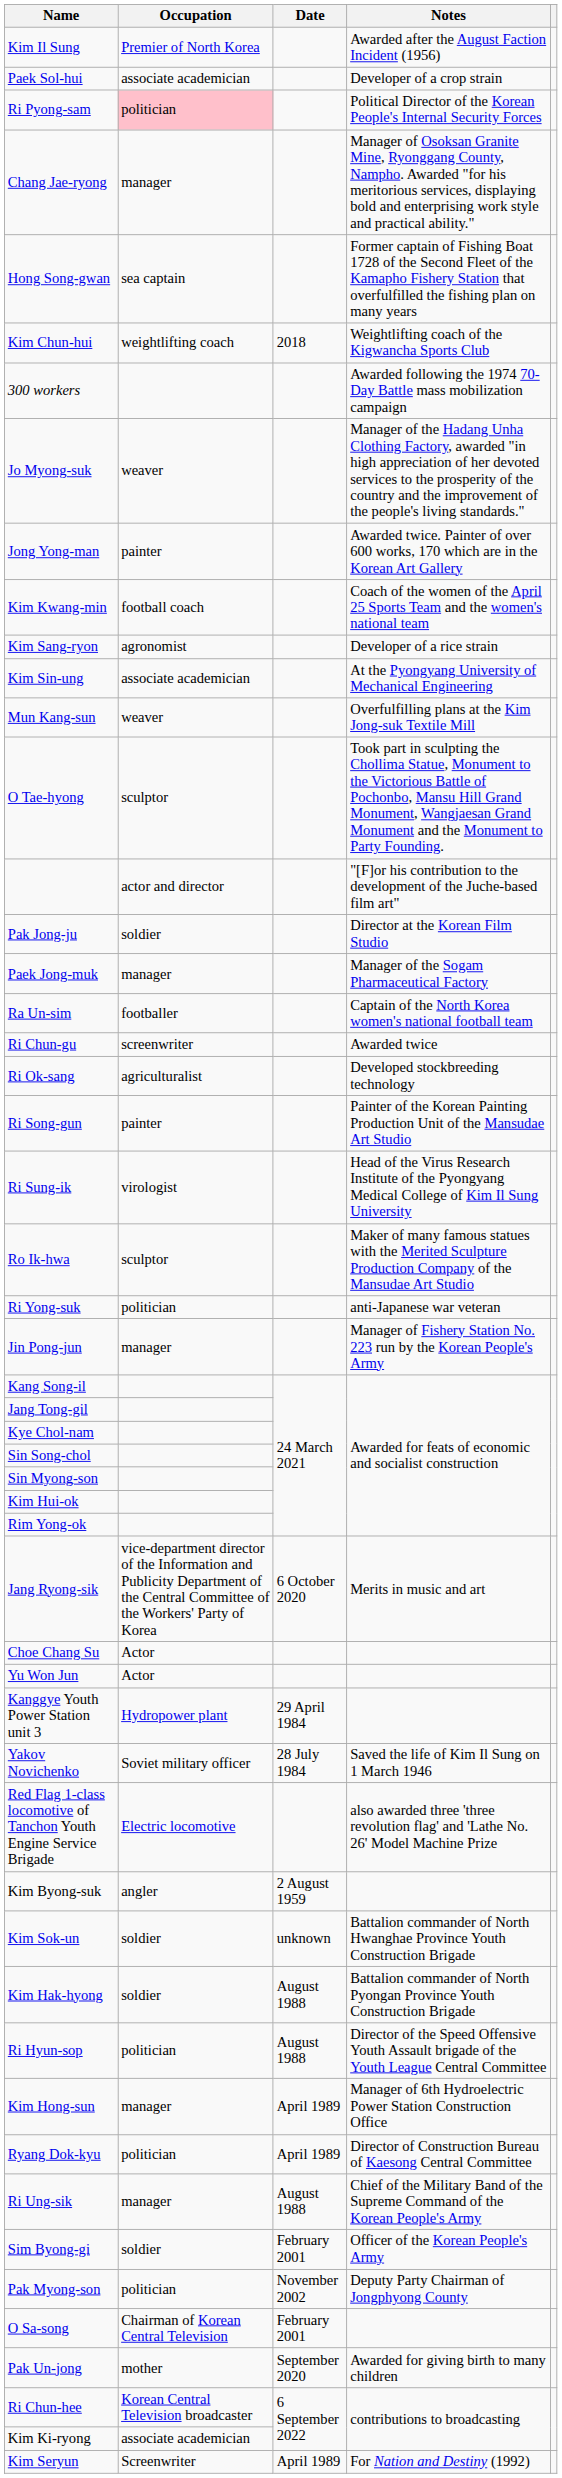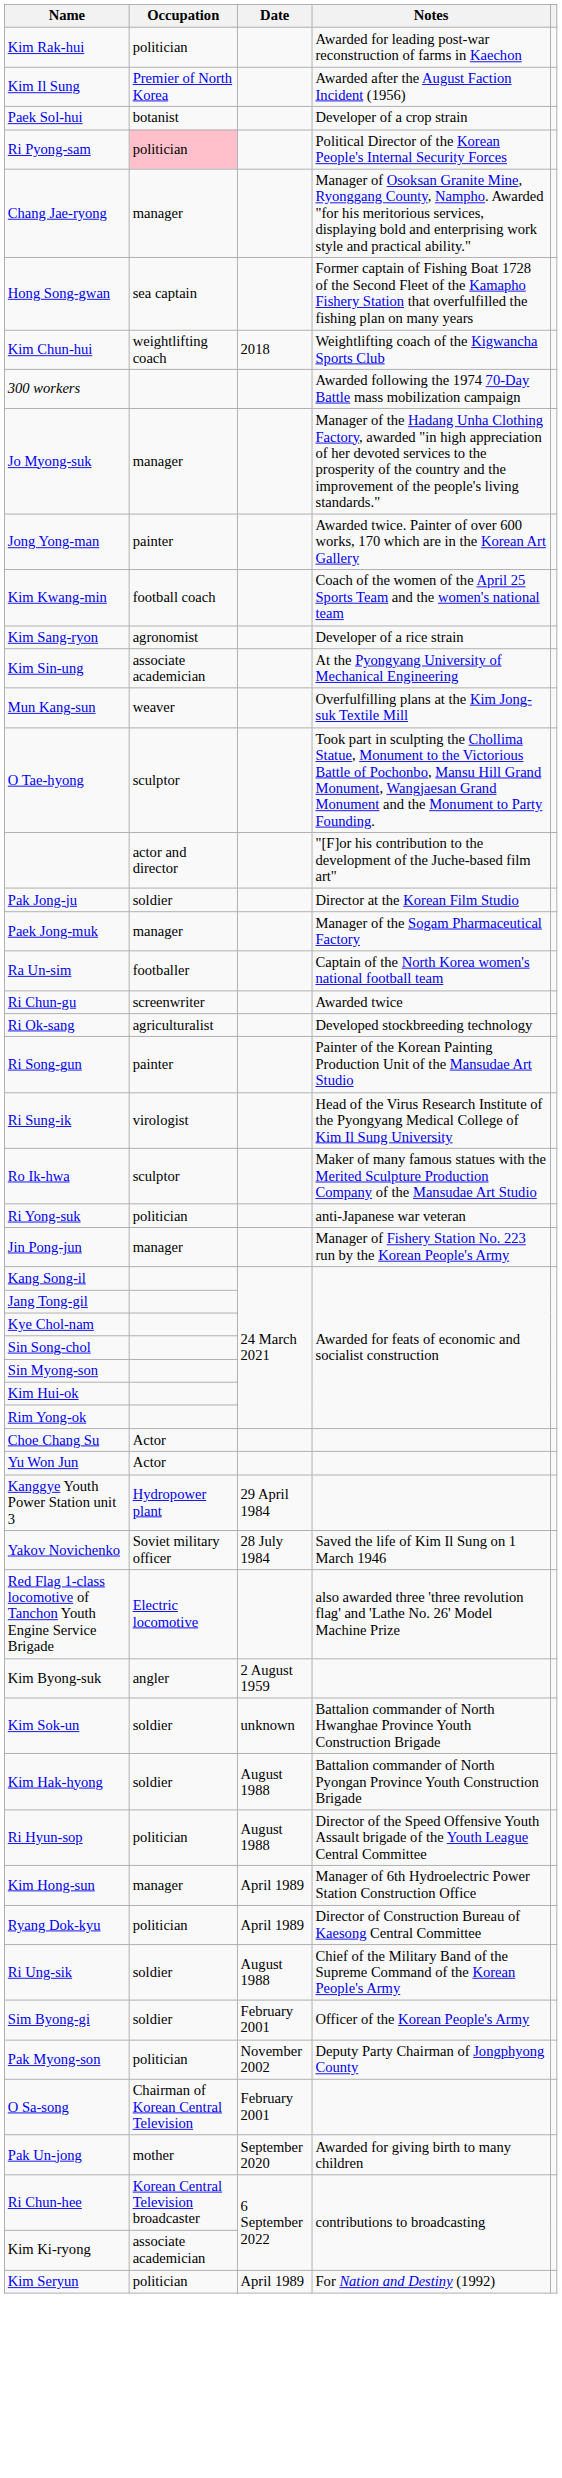+ row: (46, 47)
(186, 78) associate academician -> (156, 118) botanist
(142, 471) weaver -> (158, 461) manager
- row: (53, 1588)
(146, 2201) manager -> (152, 1972) soldier
(158, 2461) Screenwriter -> (160, 2281) politician
